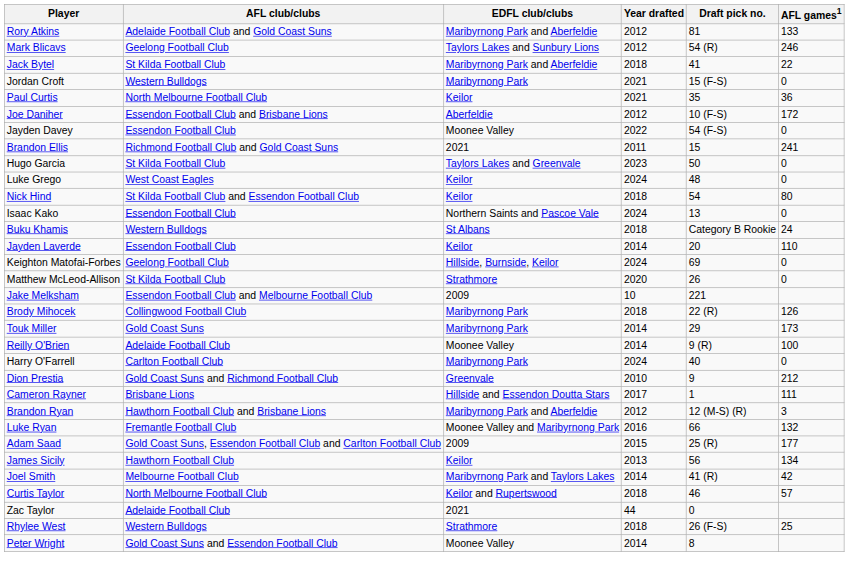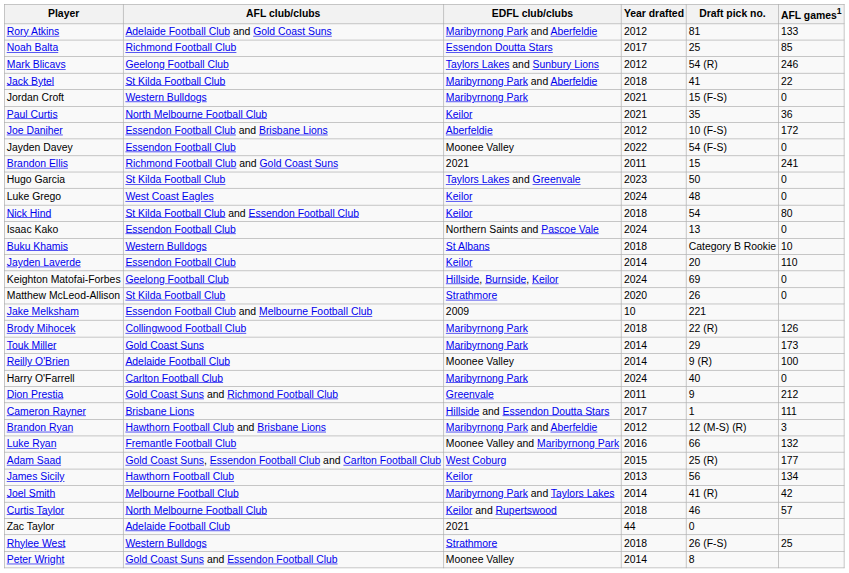+ row: (32, 48)
(787, 229) 24 -> (787, 246) 10
(635, 378) 2010 -> (635, 394) 2011
(457, 444) 2009 -> (476, 460) West Coburg
